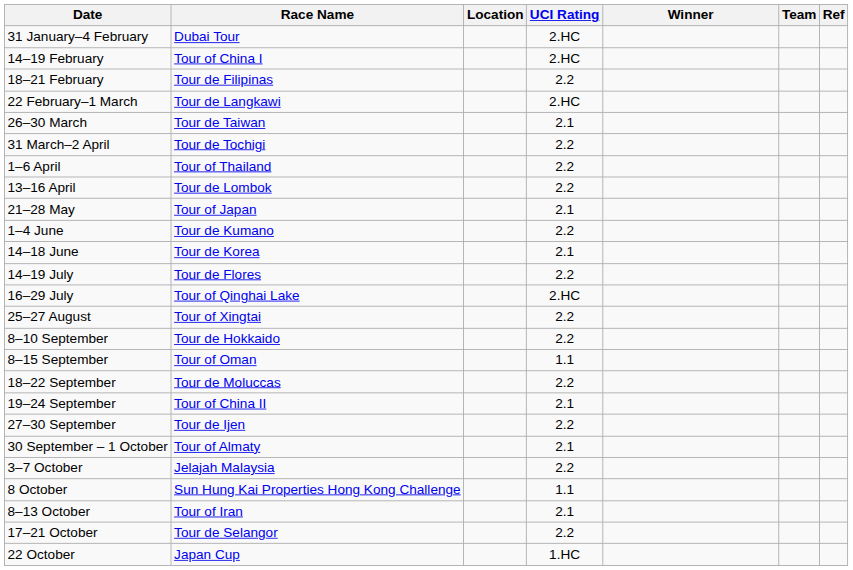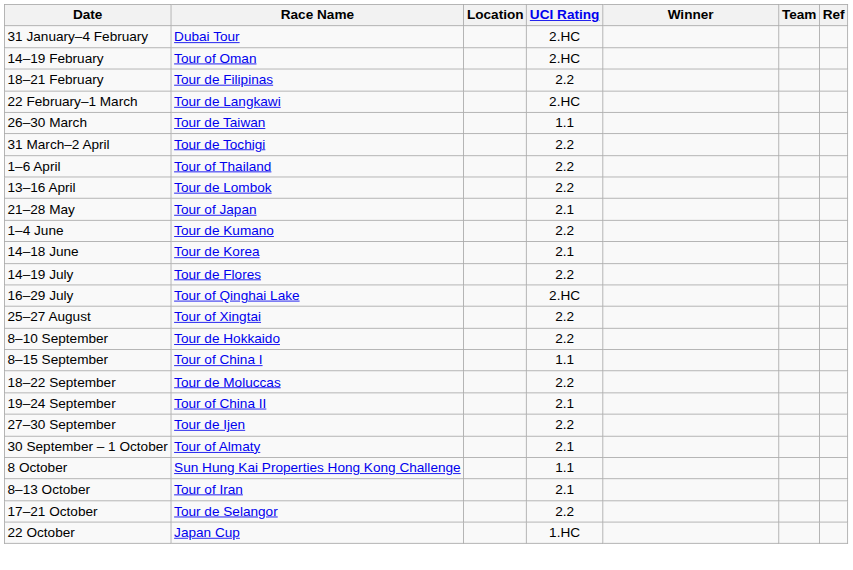(218, 58) Tour of China I -> (215, 58) Tour of Oman
(565, 123) 2.1 -> (565, 123) 1.1
(215, 360) Tour of Oman -> (218, 360) Tour of China I
- row: (45, 468)
